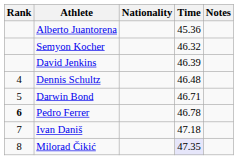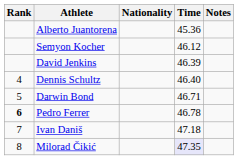(189, 46) 46.32 -> (189, 46) 46.12
(189, 79) 46.48 -> (189, 79) 46.40
